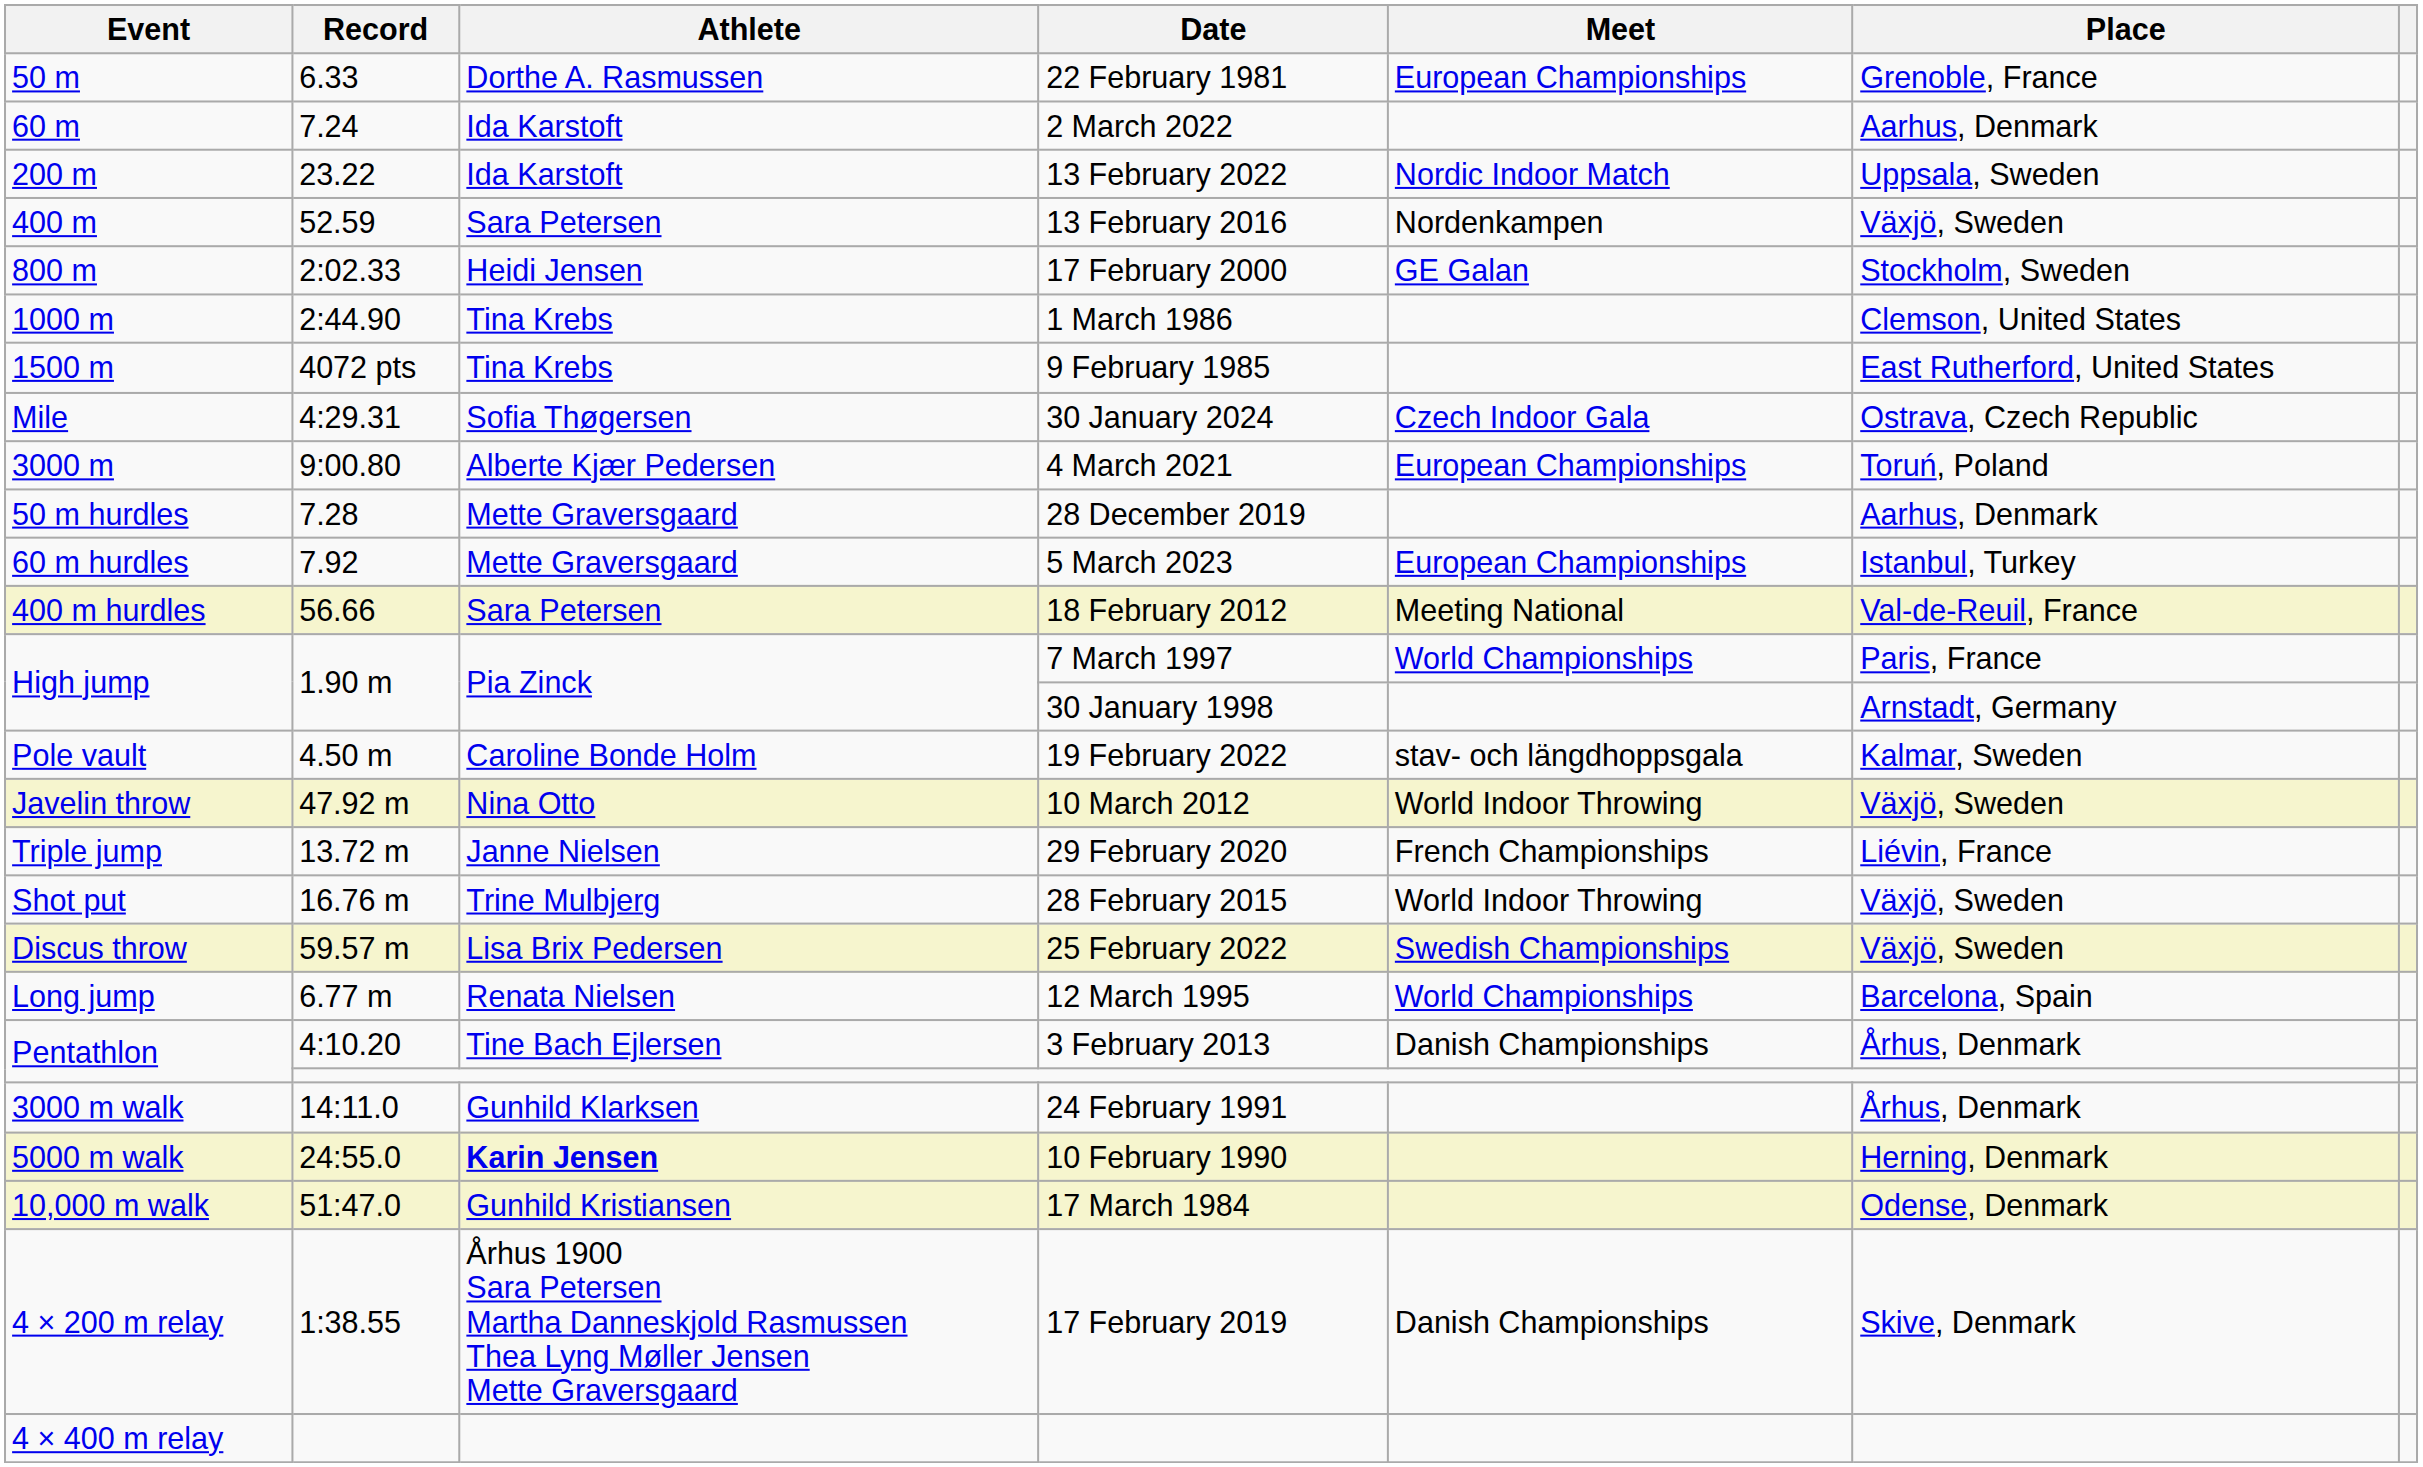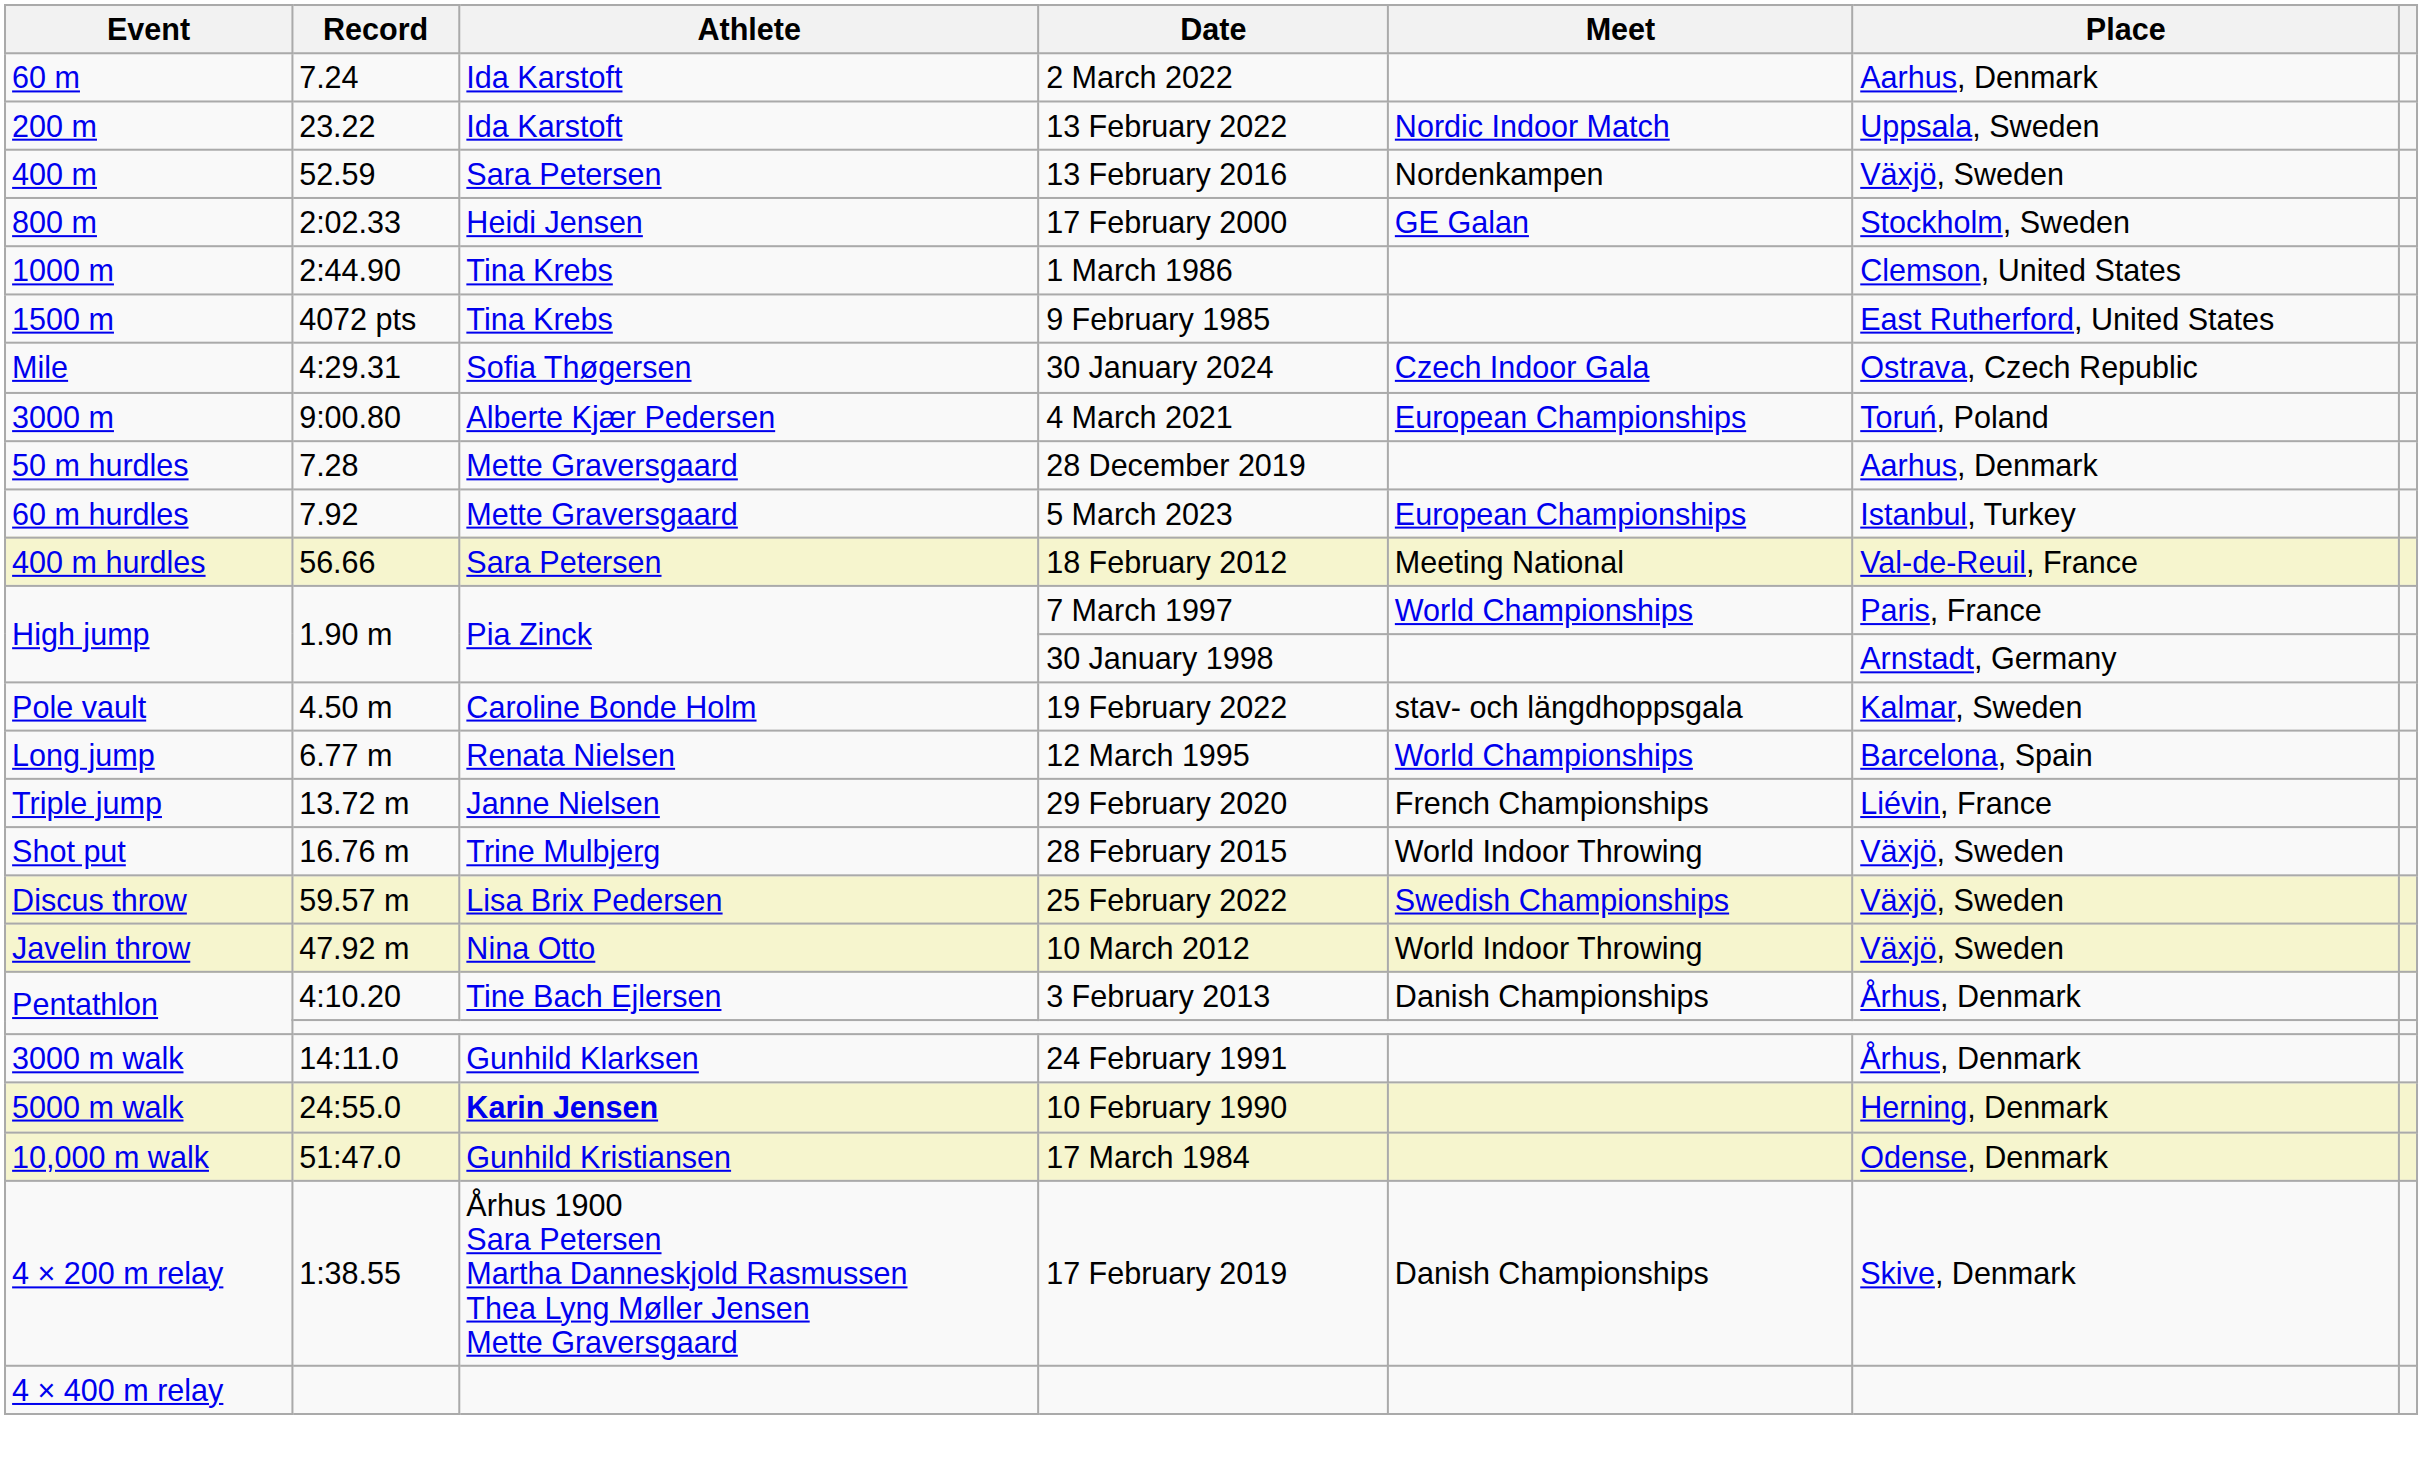- row: (46, 78)
rows swapped: (83, 997) <-> (101, 803)
